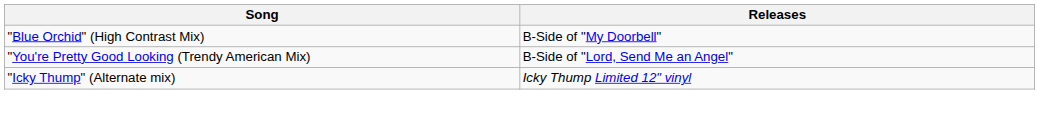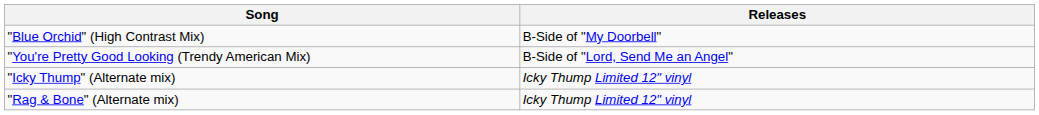+ row: (93, 99)
